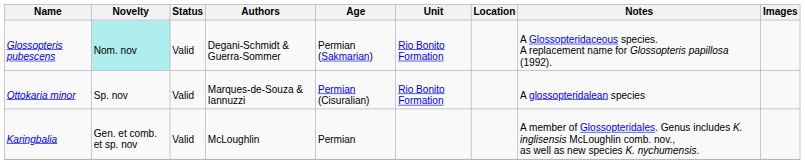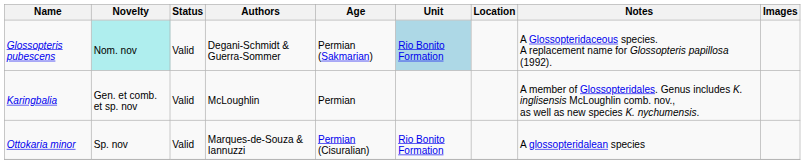(421, 51) no background -> (421, 51) lightblue background
rows swapped: (32, 139) <-> (41, 95)
